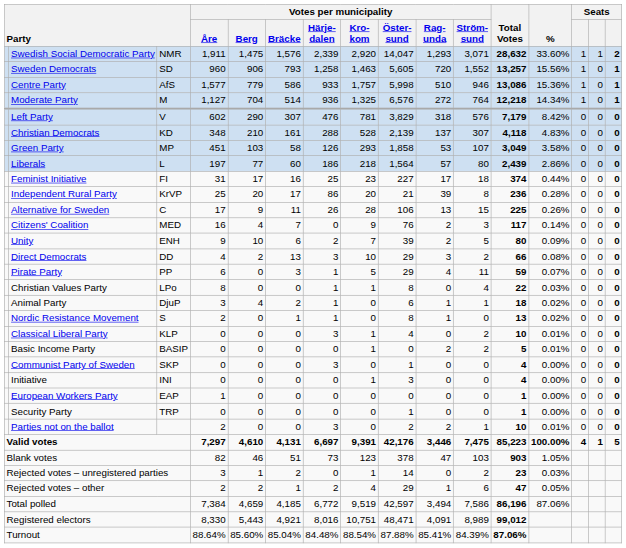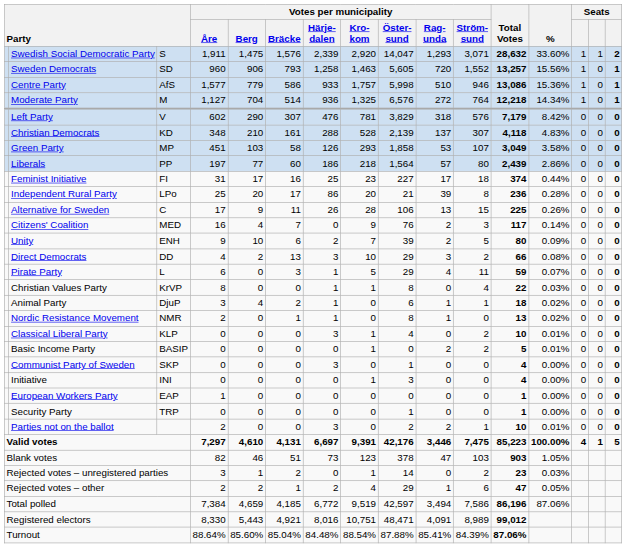(170, 54) NMR -> (163, 54) S
(162, 163) L -> (166, 163) PP
(171, 194) KrVP -> (168, 194) LPo
(166, 272) PP -> (162, 272) L
(168, 287) LPo -> (171, 287) KrVP
(163, 318) S -> (170, 318) NMR
